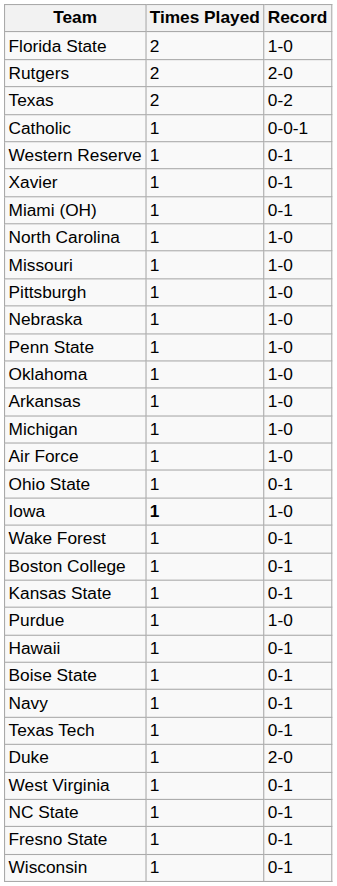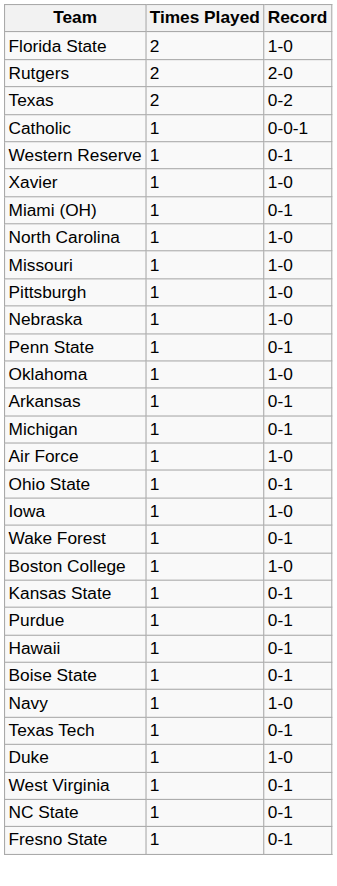(280, 182) 0-1 -> (280, 182) 1-0
(280, 347) 1-0 -> (280, 347) 0-1
(280, 401) 1-0 -> (280, 401) 0-1
(280, 429) 1-0 -> (280, 429) 0-1
(154, 511) bold -> (154, 511) normal
(280, 566) 0-1 -> (280, 566) 1-0
(280, 621) 1-0 -> (280, 621) 0-1
(280, 703) 0-1 -> (280, 703) 1-0
(280, 758) 2-0 -> (280, 758) 1-0
- row: (48, 867)
